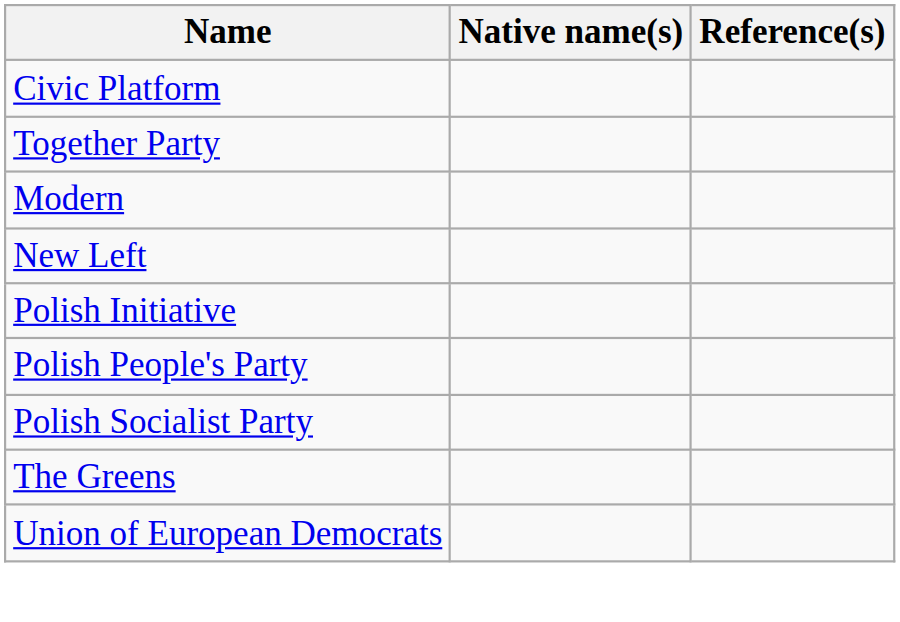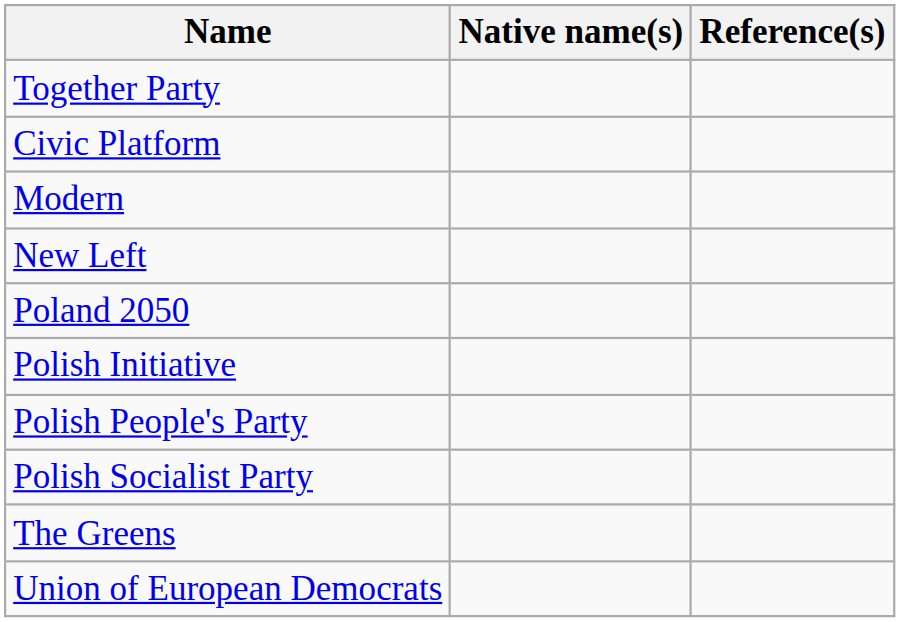rows swapped: (117, 87) <-> (117, 143)
+ row: (101, 310)
